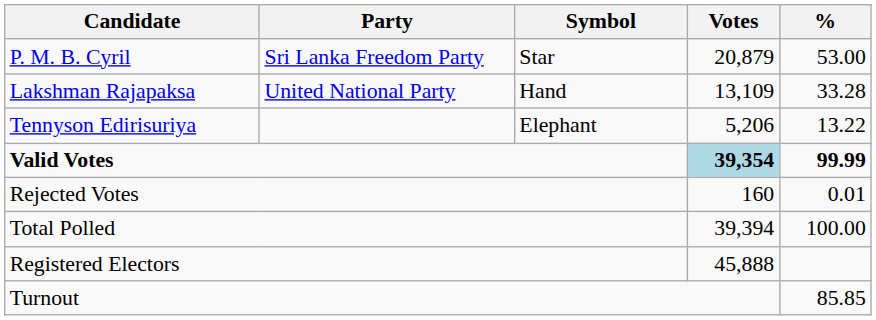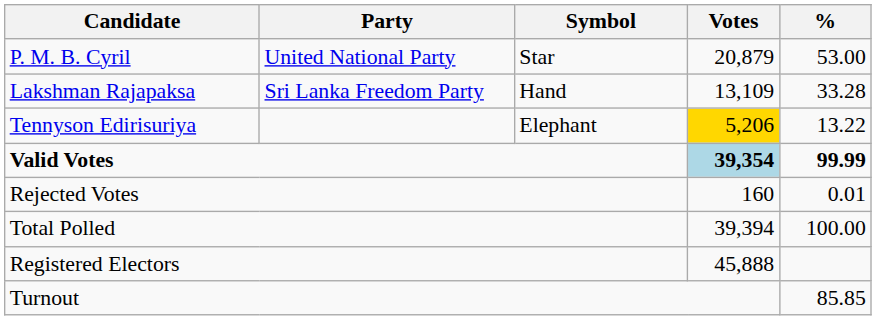(374, 56) Sri Lanka Freedom Party -> (360, 56) United National Party
(360, 90) United National Party -> (374, 90) Sri Lanka Freedom Party
(750, 125) no background -> (750, 125) gold background
